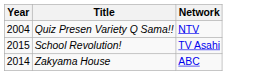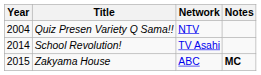+ column: (239, 12)
(18, 45) 2015 -> (18, 45) 2014
(18, 62) 2014 -> (18, 62) 2015
